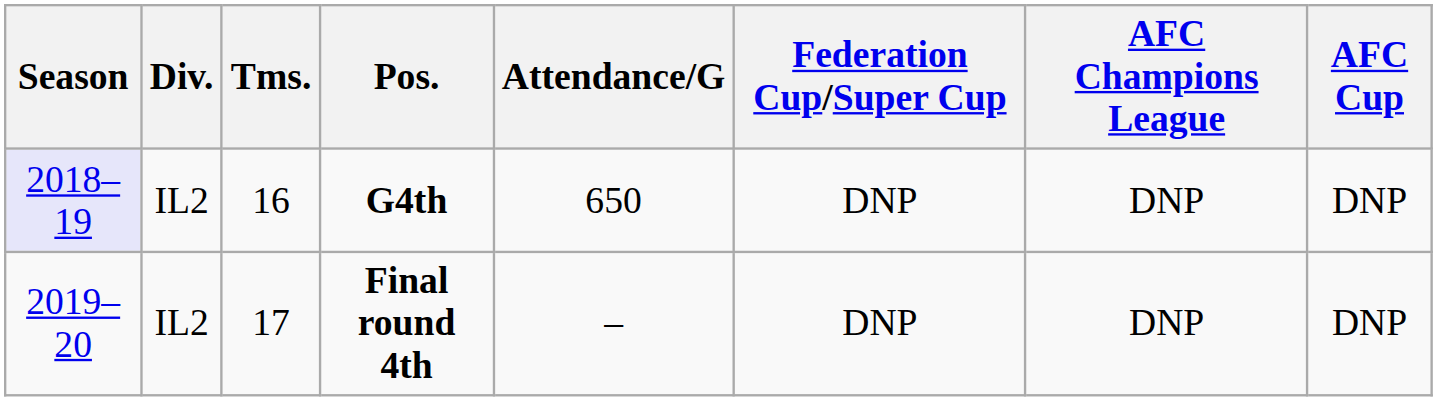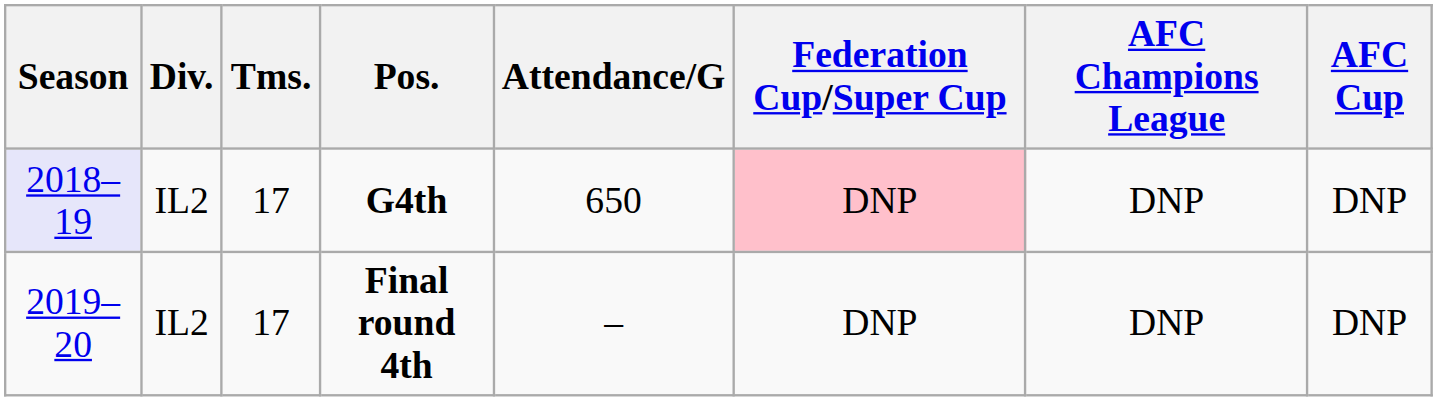(271, 199) 16 -> (271, 199) 17
(880, 199) no background -> (880, 199) pink background
